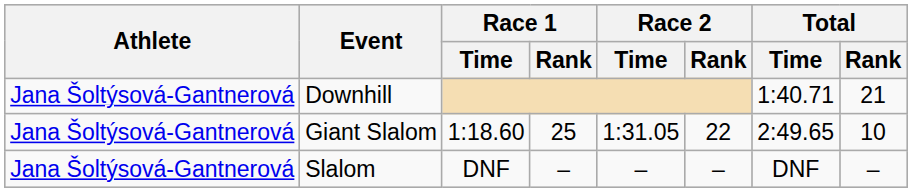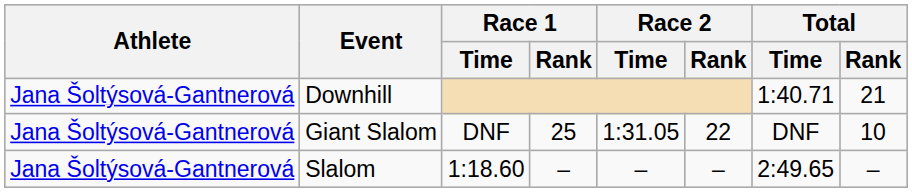(486, 133) 1:18.60 -> (486, 133) DNF
(796, 133) 2:49.65 -> (796, 133) DNF
(486, 169) DNF -> (486, 169) 1:18.60
(796, 169) DNF -> (796, 169) 2:49.65
